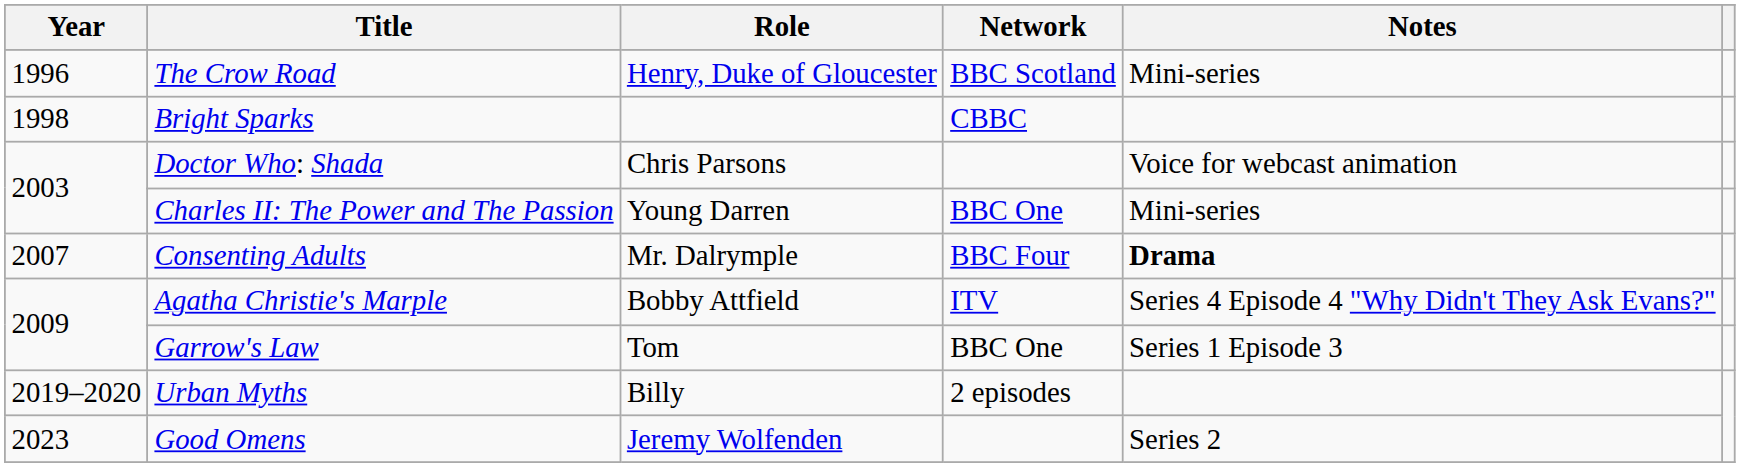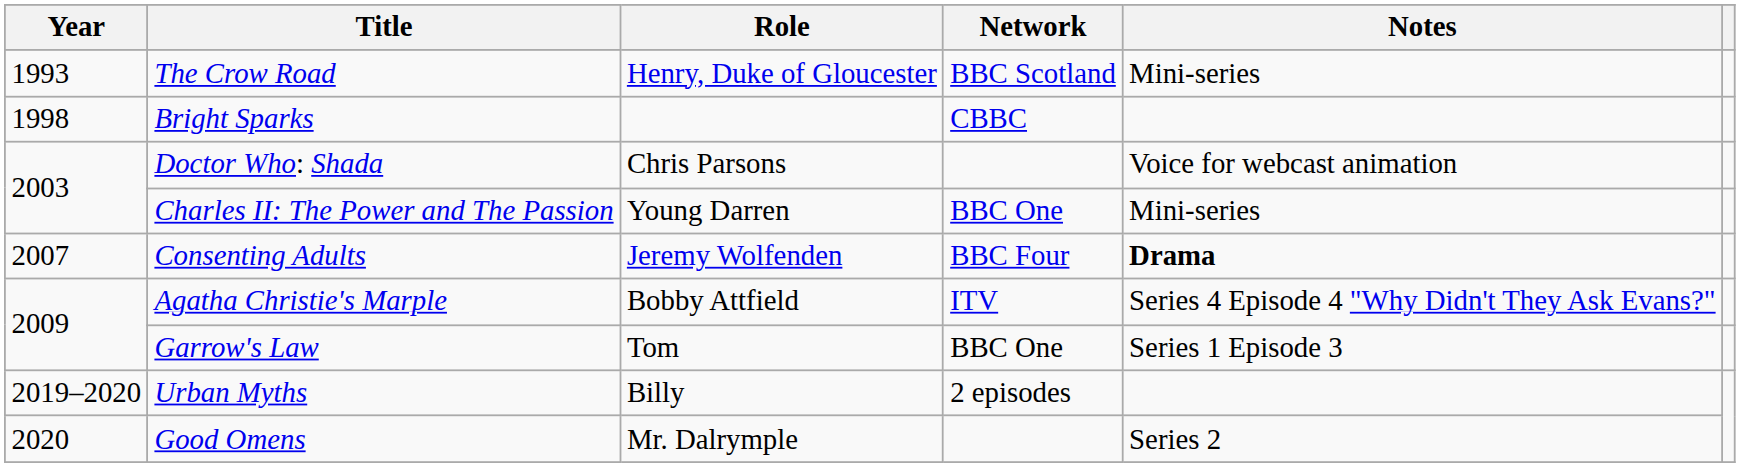(40, 73) 1996 -> (40, 73) 1993
(712, 255) Mr. Dalrymple -> (735, 255) Jeremy Wolfenden
(40, 438) 2023 -> (40, 438) 2020
(735, 438) Jeremy Wolfenden -> (712, 438) Mr. Dalrymple
